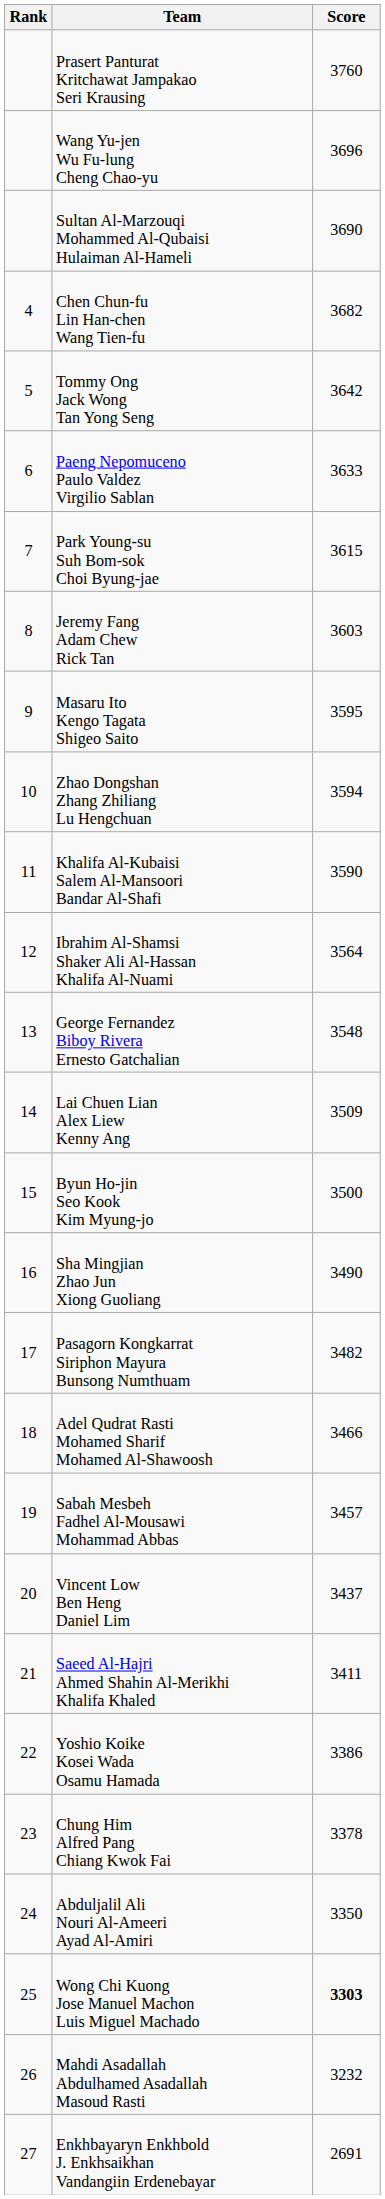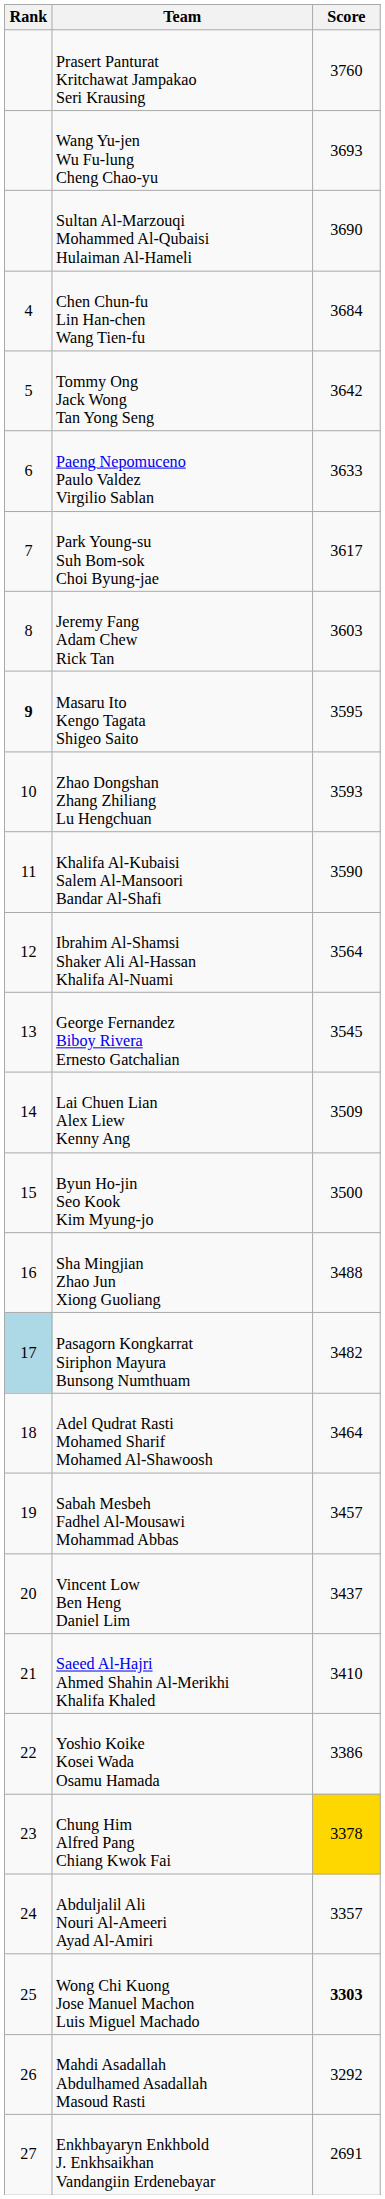(346, 150) 3696 -> (346, 150) 3693
(346, 310) 3682 -> (346, 310) 3684
(346, 551) 3615 -> (346, 551) 3617
(28, 711) normal -> (28, 711) bold
(346, 791) 3594 -> (346, 791) 3593
(346, 1032) 3548 -> (346, 1032) 3545
(346, 1272) 3490 -> (346, 1272) 3488
(28, 1352) no background -> (28, 1352) lightblue background
(346, 1433) 3466 -> (346, 1433) 3464
(346, 1673) 3411 -> (346, 1673) 3410
(346, 1833) no background -> (346, 1833) gold background
(346, 1914) 3350 -> (346, 1914) 3357
(346, 2074) 3232 -> (346, 2074) 3292
